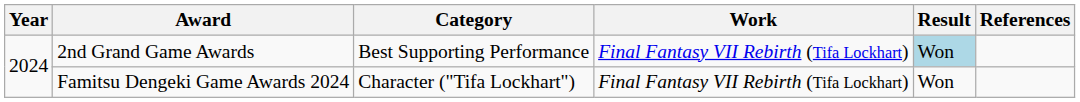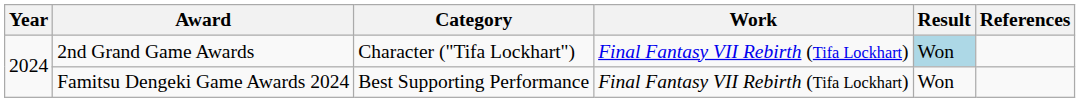(474, 50) Best Supporting Performance -> (467, 50) Character ("Tifa Lockhart")
(467, 81) Character ("Tifa Lockhart") -> (474, 81) Best Supporting Performance
